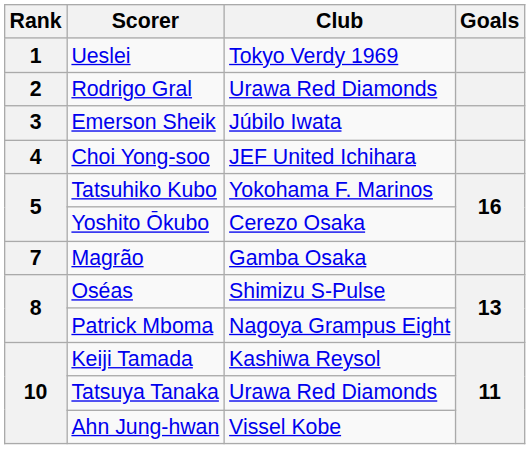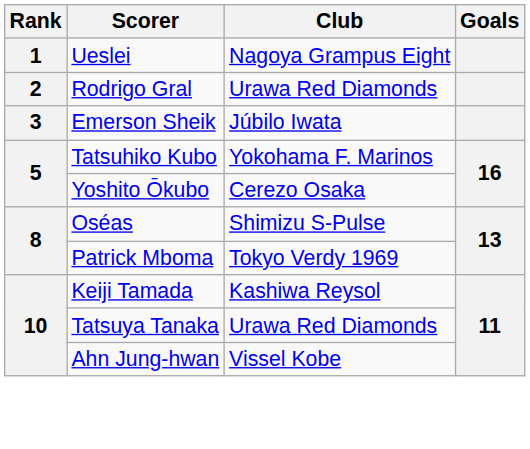(314, 55) Tokyo Verdy 1969 -> (340, 55) Nagoya Grampus Eight
- row: (141, 156)
- row: (107, 257)
(340, 325) Nagoya Grampus Eight -> (314, 257) Tokyo Verdy 1969
